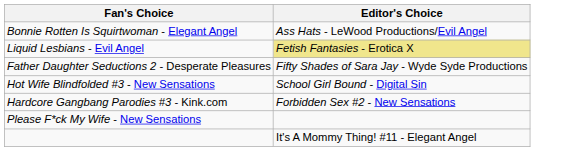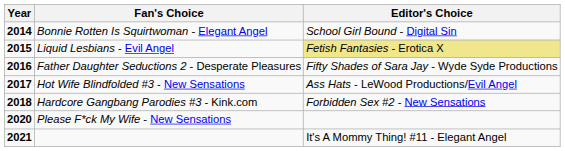+ column: (19, 13)
(381, 31) Ass Hats - LeWood Productions/Evil Angel -> (381, 31) School Girl Bound - Digital Sin
(351, 84) School Girl Bound - Digital Sin -> (412, 84) Ass Hats - LeWood Productions/Evil Angel
